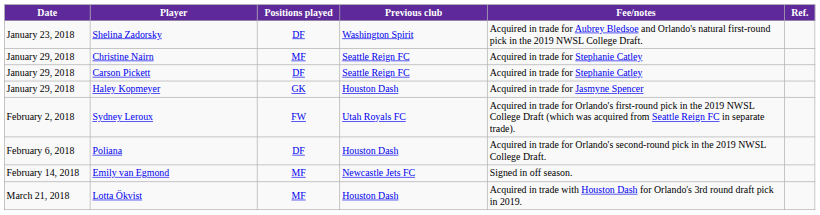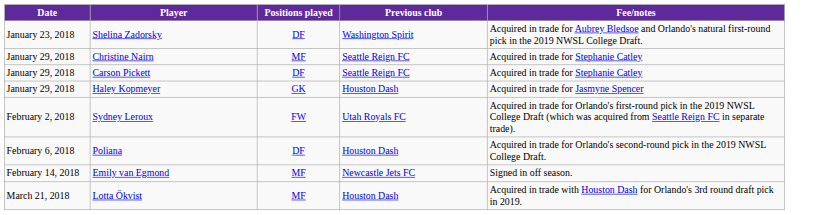- column: (800, 12)
